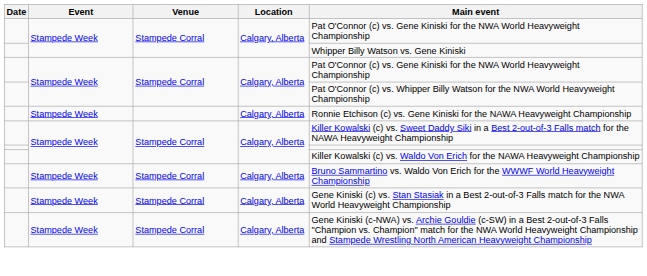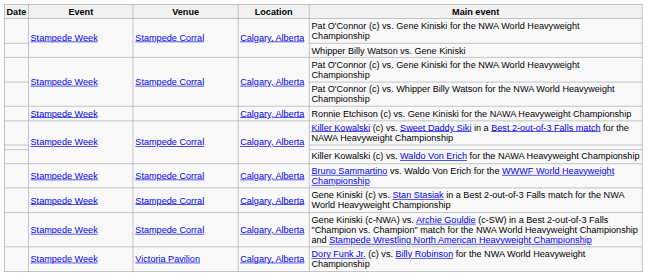+ row: (16, 259)
